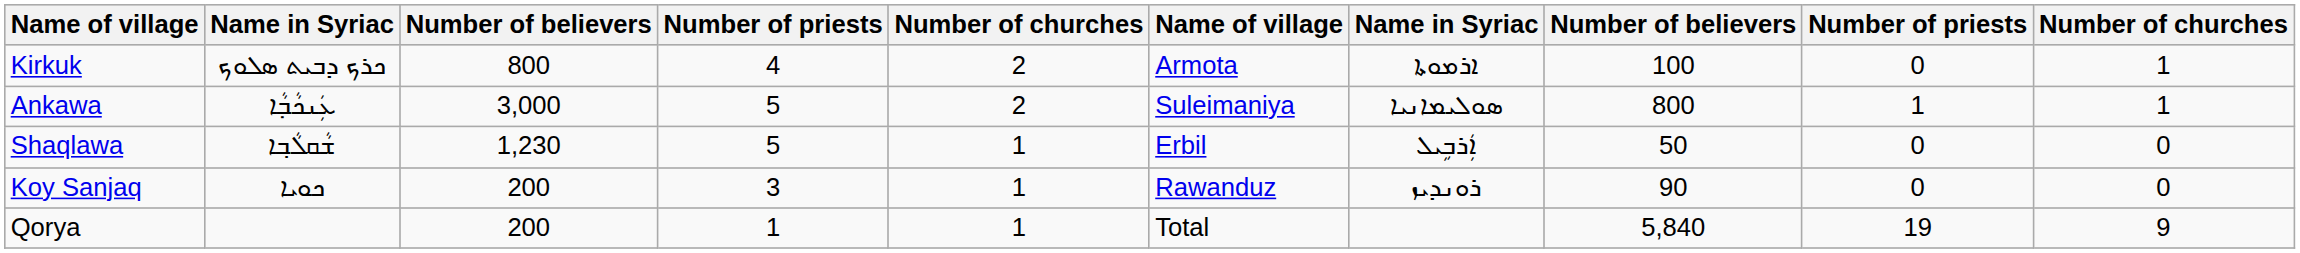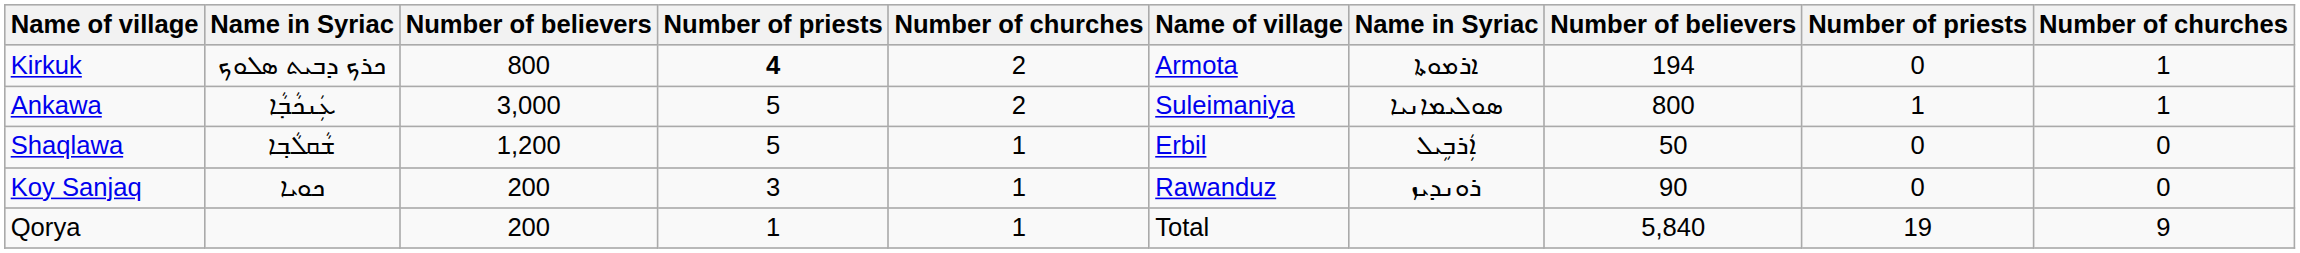(773, 65) normal -> (773, 65) bold
(1673, 65) 100 -> (1673, 65) 194
(529, 146) 1,230 -> (529, 146) 1,200
